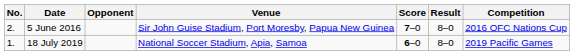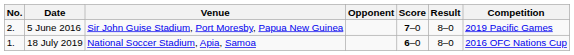columns swapped: (266, 12) <-> (110, 12)
(516, 27) 2016 OFC Nations Cup -> (509, 27) 2019 Pacific Games
(509, 43) 2019 Pacific Games -> (516, 43) 2016 OFC Nations Cup
